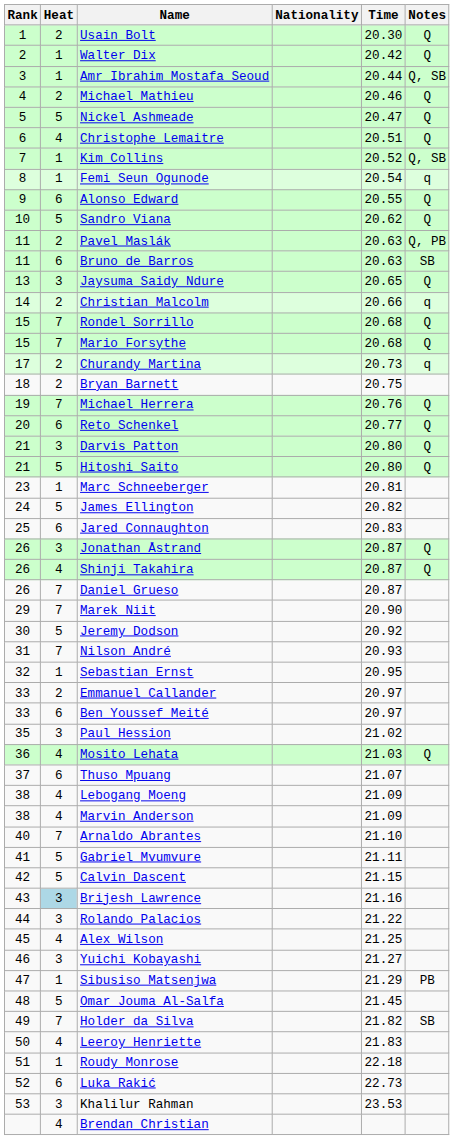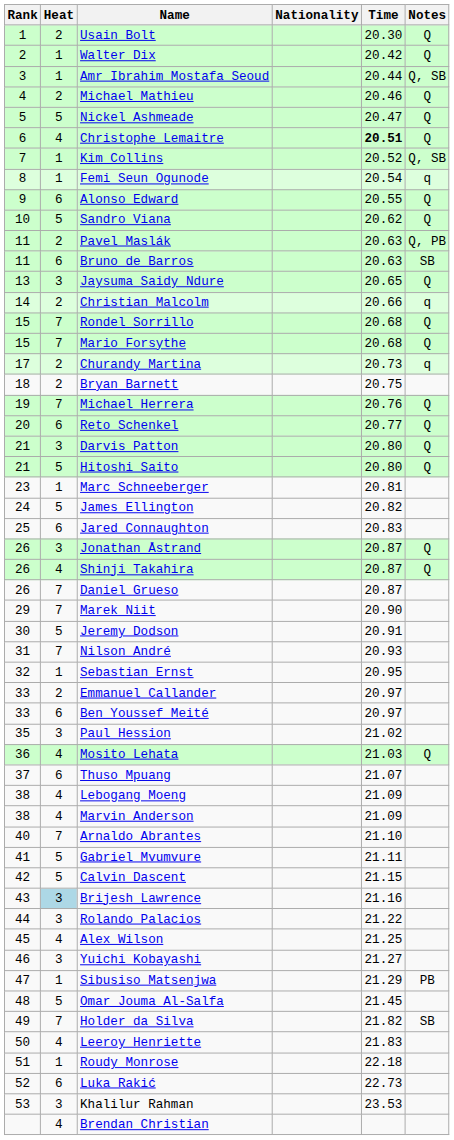(383, 138) normal -> (383, 138) bold
(383, 631) 20.92 -> (383, 631) 20.91
